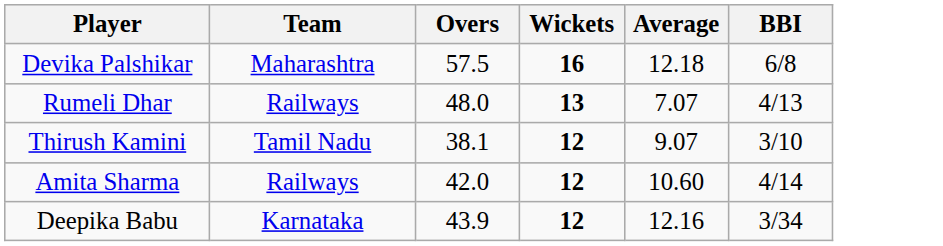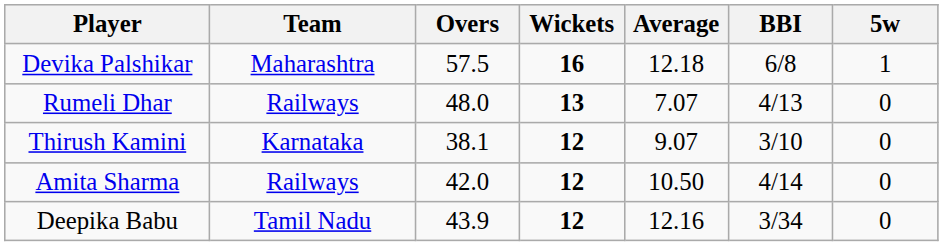+ column: (885, 24)
(313, 142) Tamil Nadu -> (313, 142) Karnataka
(676, 181) 10.60 -> (676, 181) 10.50
(313, 220) Karnataka -> (313, 220) Tamil Nadu
